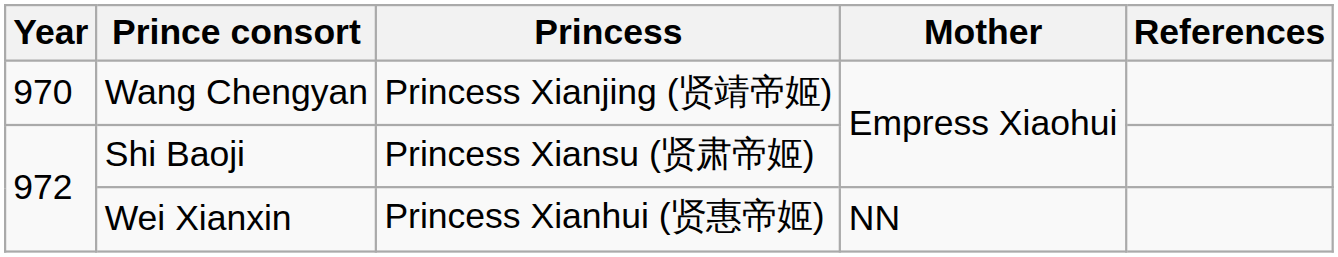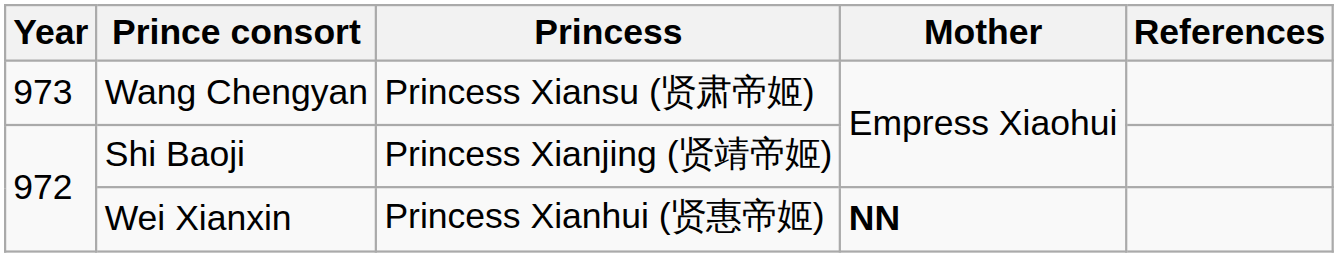(43, 92) 970 -> (43, 92) 973
(608, 91) Princess Xianjing (贤靖帝姬) -> (600, 91) Princess Xiansu (贤肃帝姬)
(600, 154) Princess Xiansu (贤肃帝姬) -> (608, 154) Princess Xianjing (贤靖帝姬)
(874, 218) normal -> (874, 218) bold
